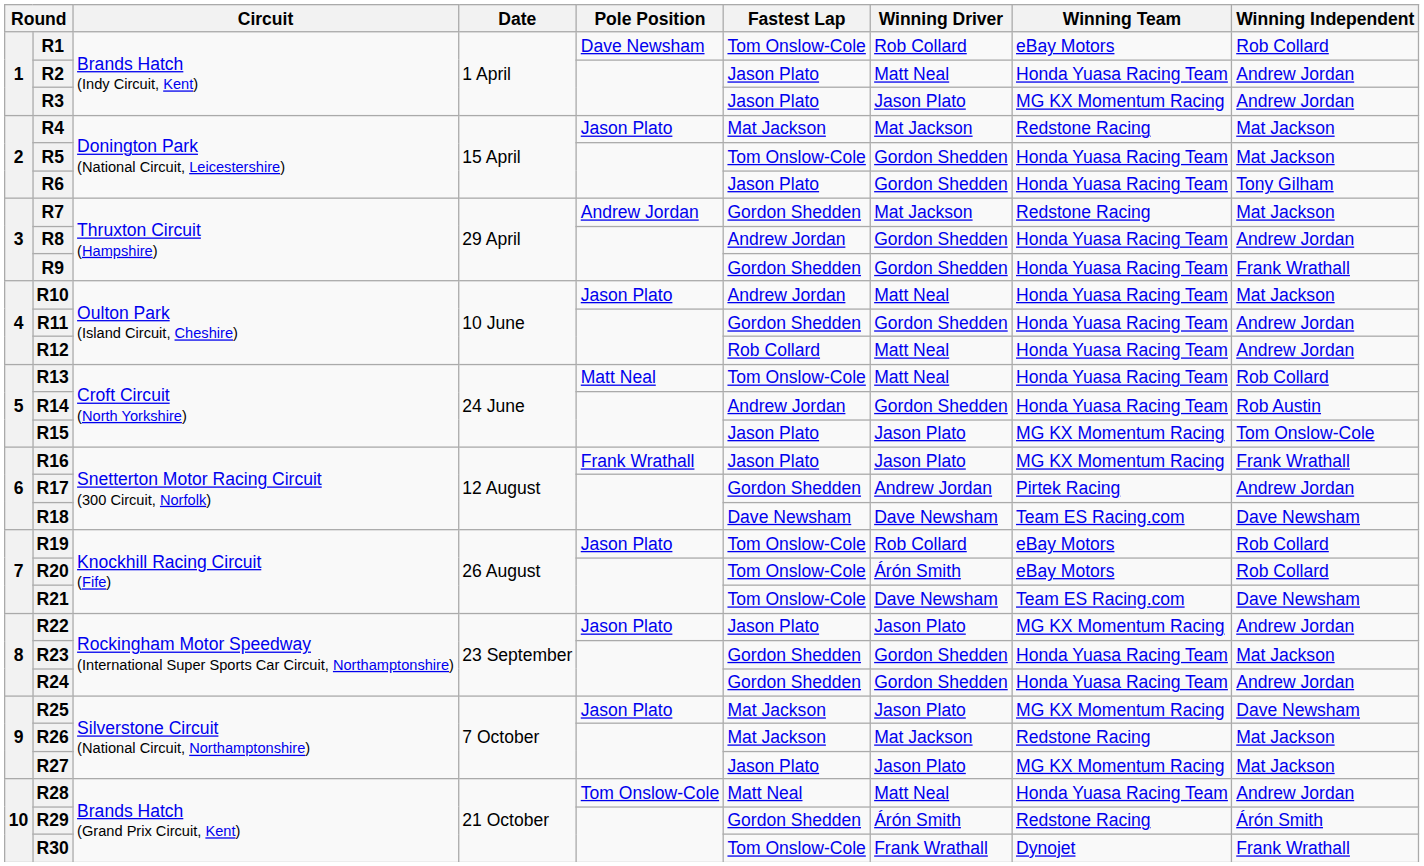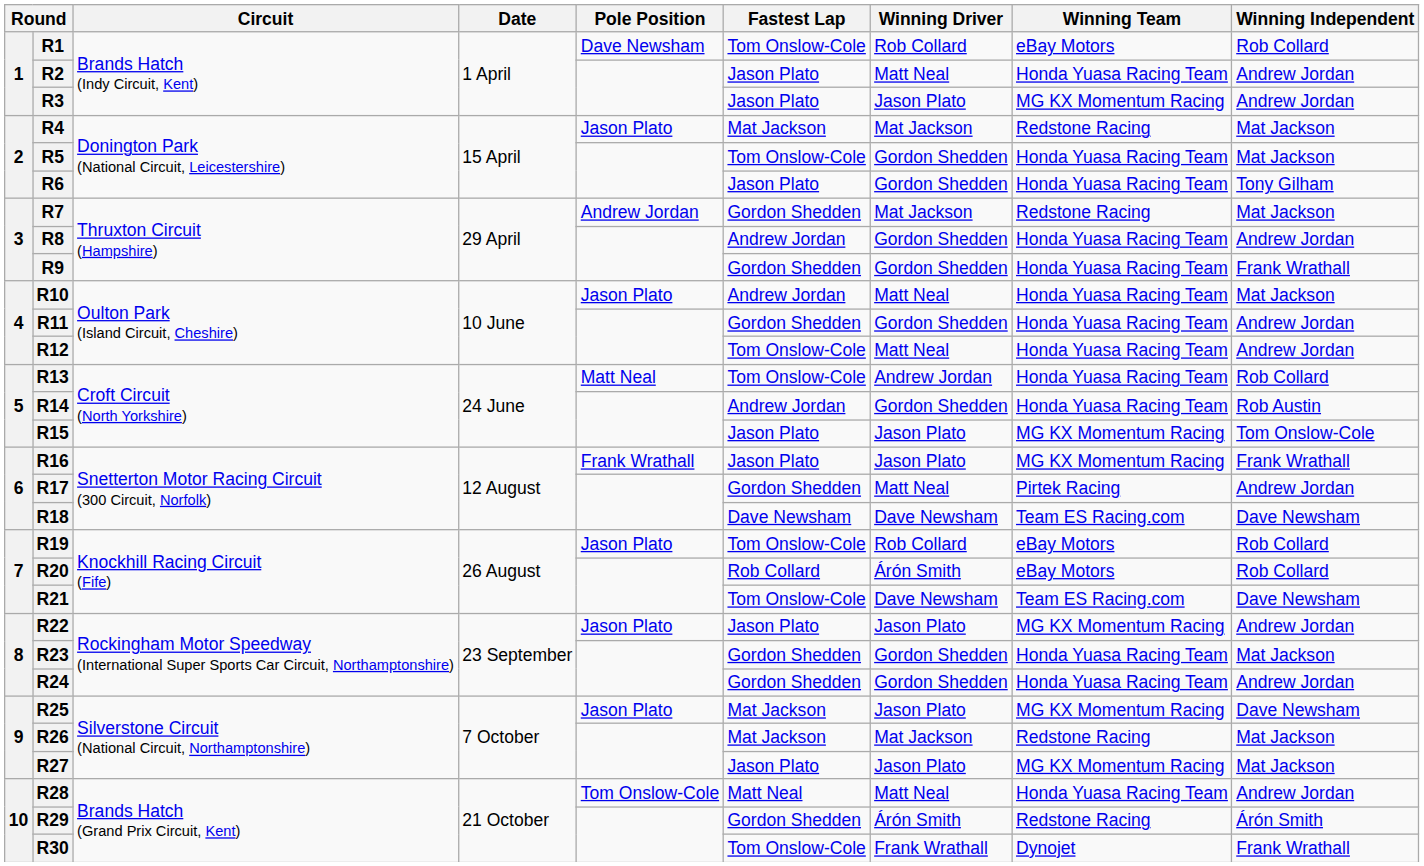(774, 350) Rob Collard -> (797, 350) Tom Onslow-Cole
(912, 378) Matt Neal -> (933, 378) Andrew Jordan
(933, 488) Andrew Jordan -> (912, 488) Matt Neal
(797, 571) Tom Onslow-Cole -> (774, 571) Rob Collard
